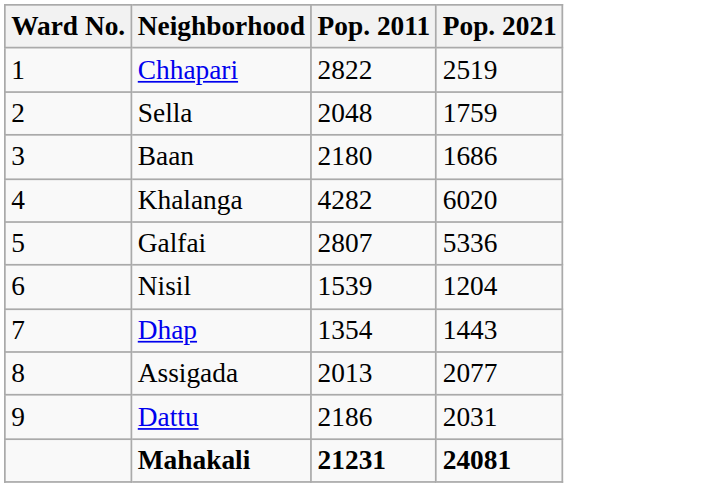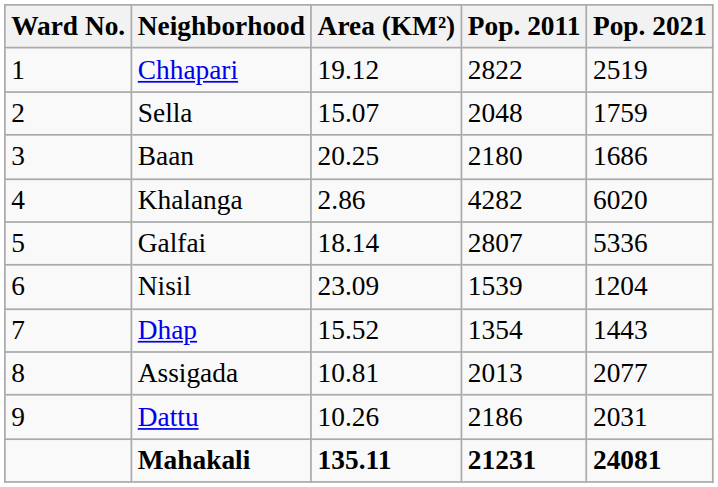+ column: (386, 26)
